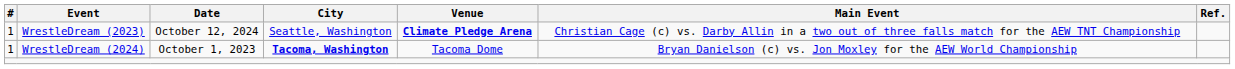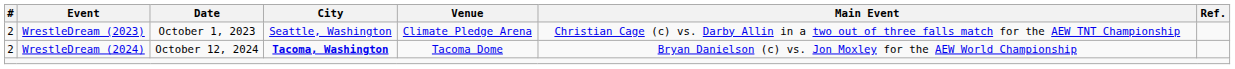(11, 31) 1 -> (11, 31) 2
(207, 31) October 12, 2024 -> (207, 31) October 1, 2023
(467, 31) bold -> (467, 31) normal
(11, 49) 1 -> (11, 49) 2
(207, 49) October 1, 2023 -> (207, 49) October 12, 2024
